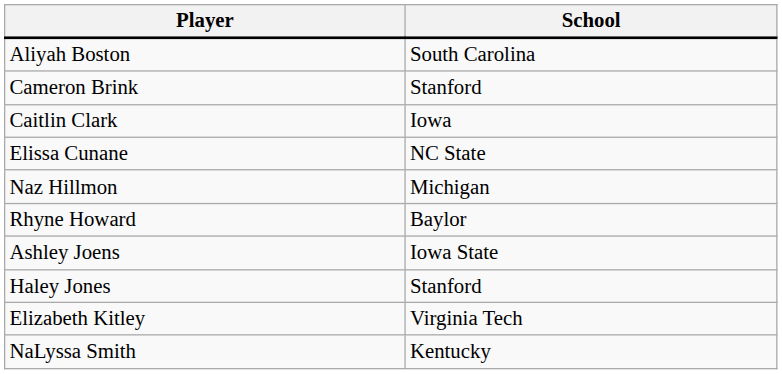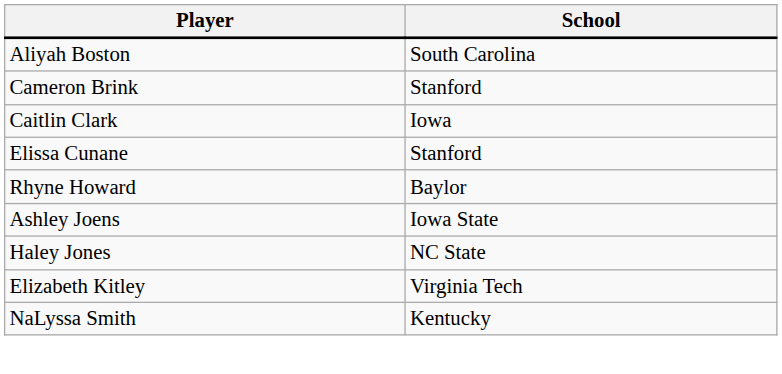(448, 153) NC State -> (446, 153) Stanford
- row: (63, 186)
(446, 285) Stanford -> (448, 252) NC State
